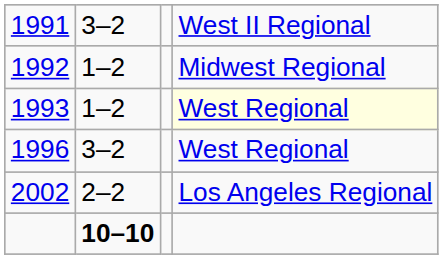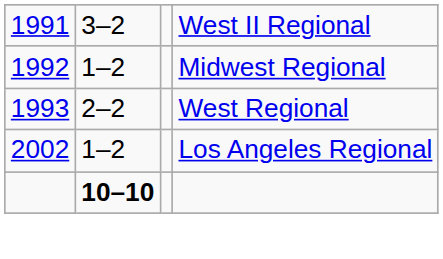(103, 108) 1–2 -> (103, 108) 2–2
(264, 108) lightyellow background -> (264, 108) no background
- row: (40, 150)
(103, 191) 2–2 -> (103, 150) 1–2
